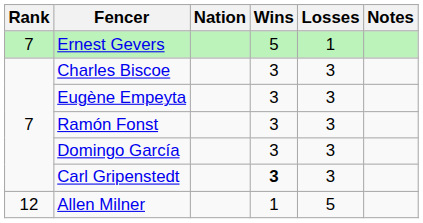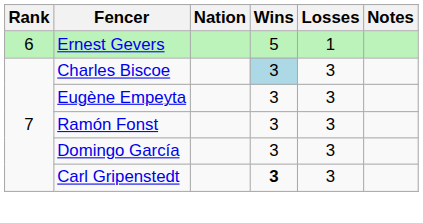(29, 44) 7 -> (29, 44) 6
(274, 71) no background -> (274, 71) lightblue background
- row: (101, 204)
